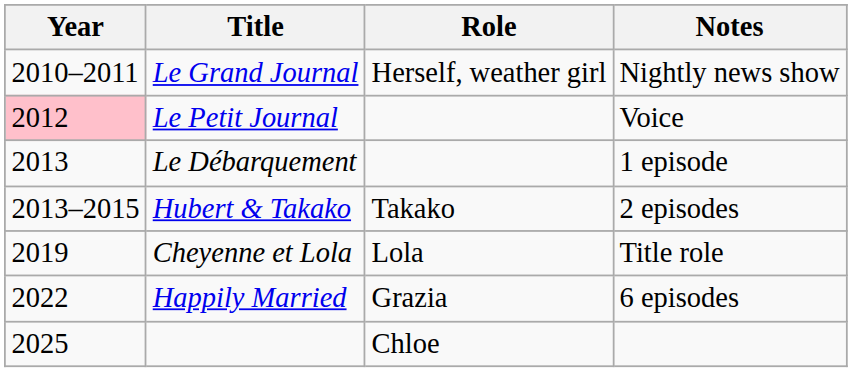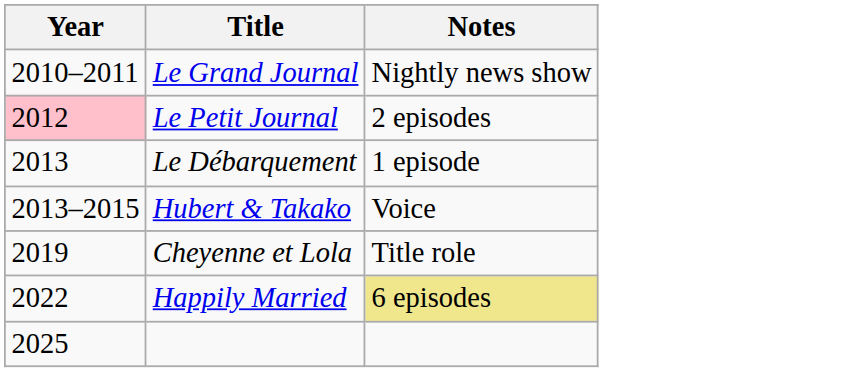- column: (489, 27)
(652, 117) Voice -> (431, 117) 2 episodes
(679, 207) 2 episodes -> (404, 207) Voice
(679, 298) no background -> (431, 298) khaki background
